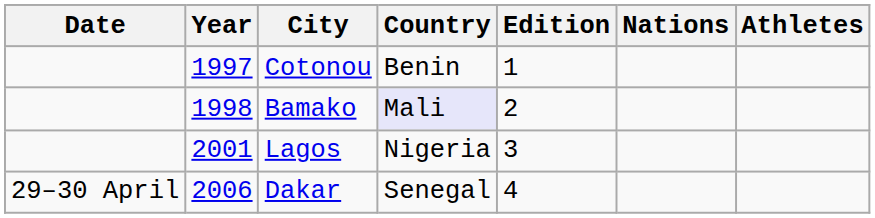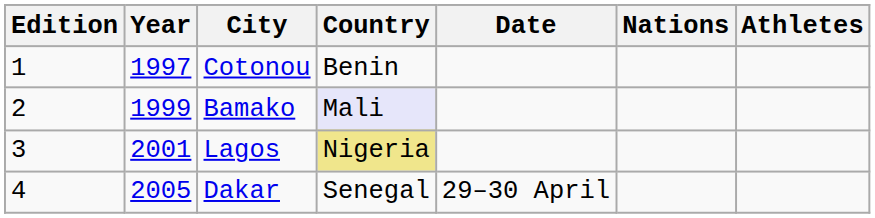columns swapped: (557, 26) <-> (95, 26)
(222, 109) 1998 -> (161, 109) 1999
(437, 150) no background -> (376, 150) khaki background
(222, 192) 2006 -> (161, 192) 2005
